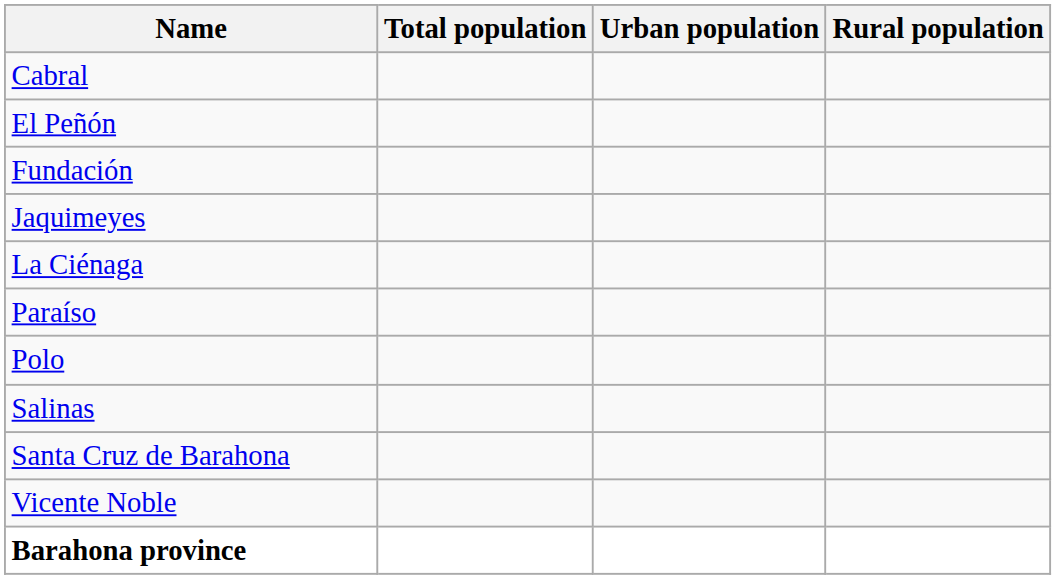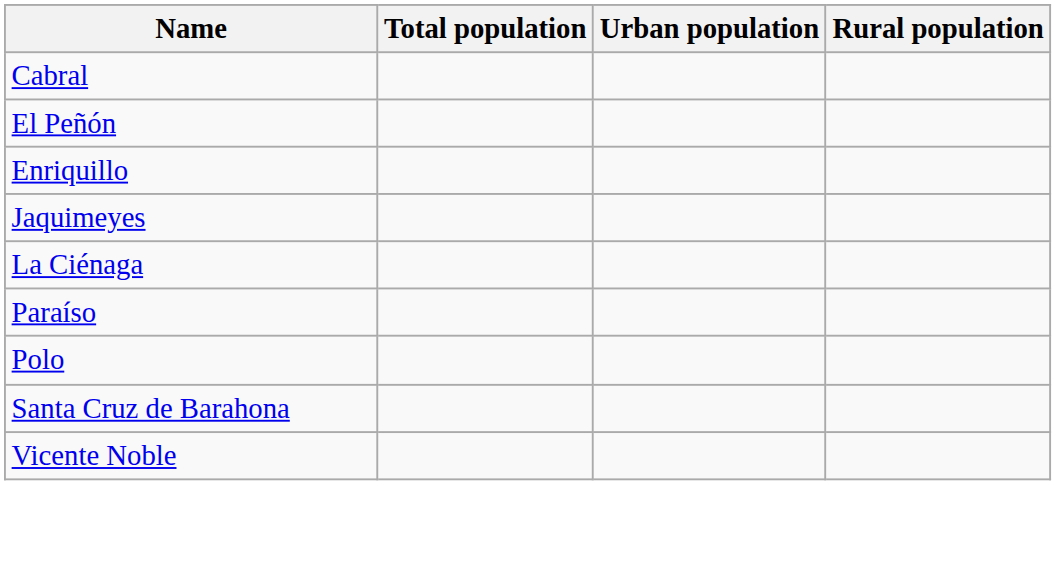+ row: (70, 170)
- row: (72, 170)
- row: (53, 407)
- row: (129, 549)
